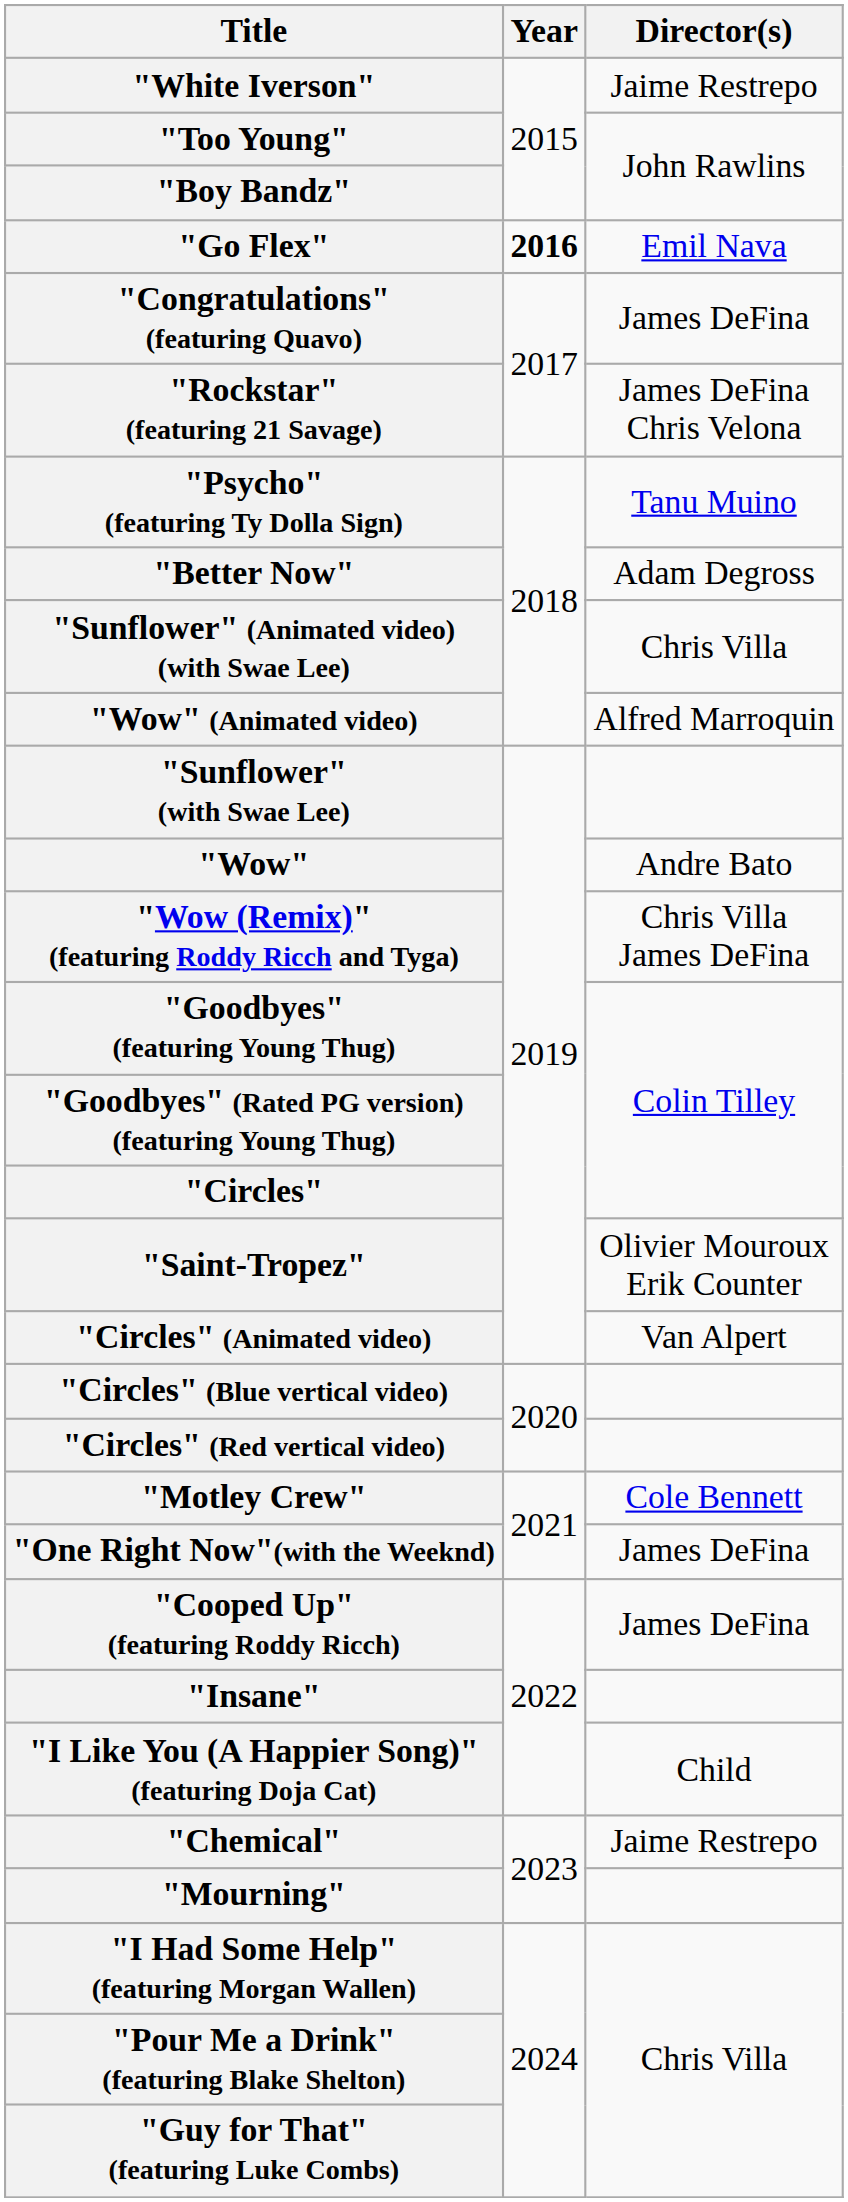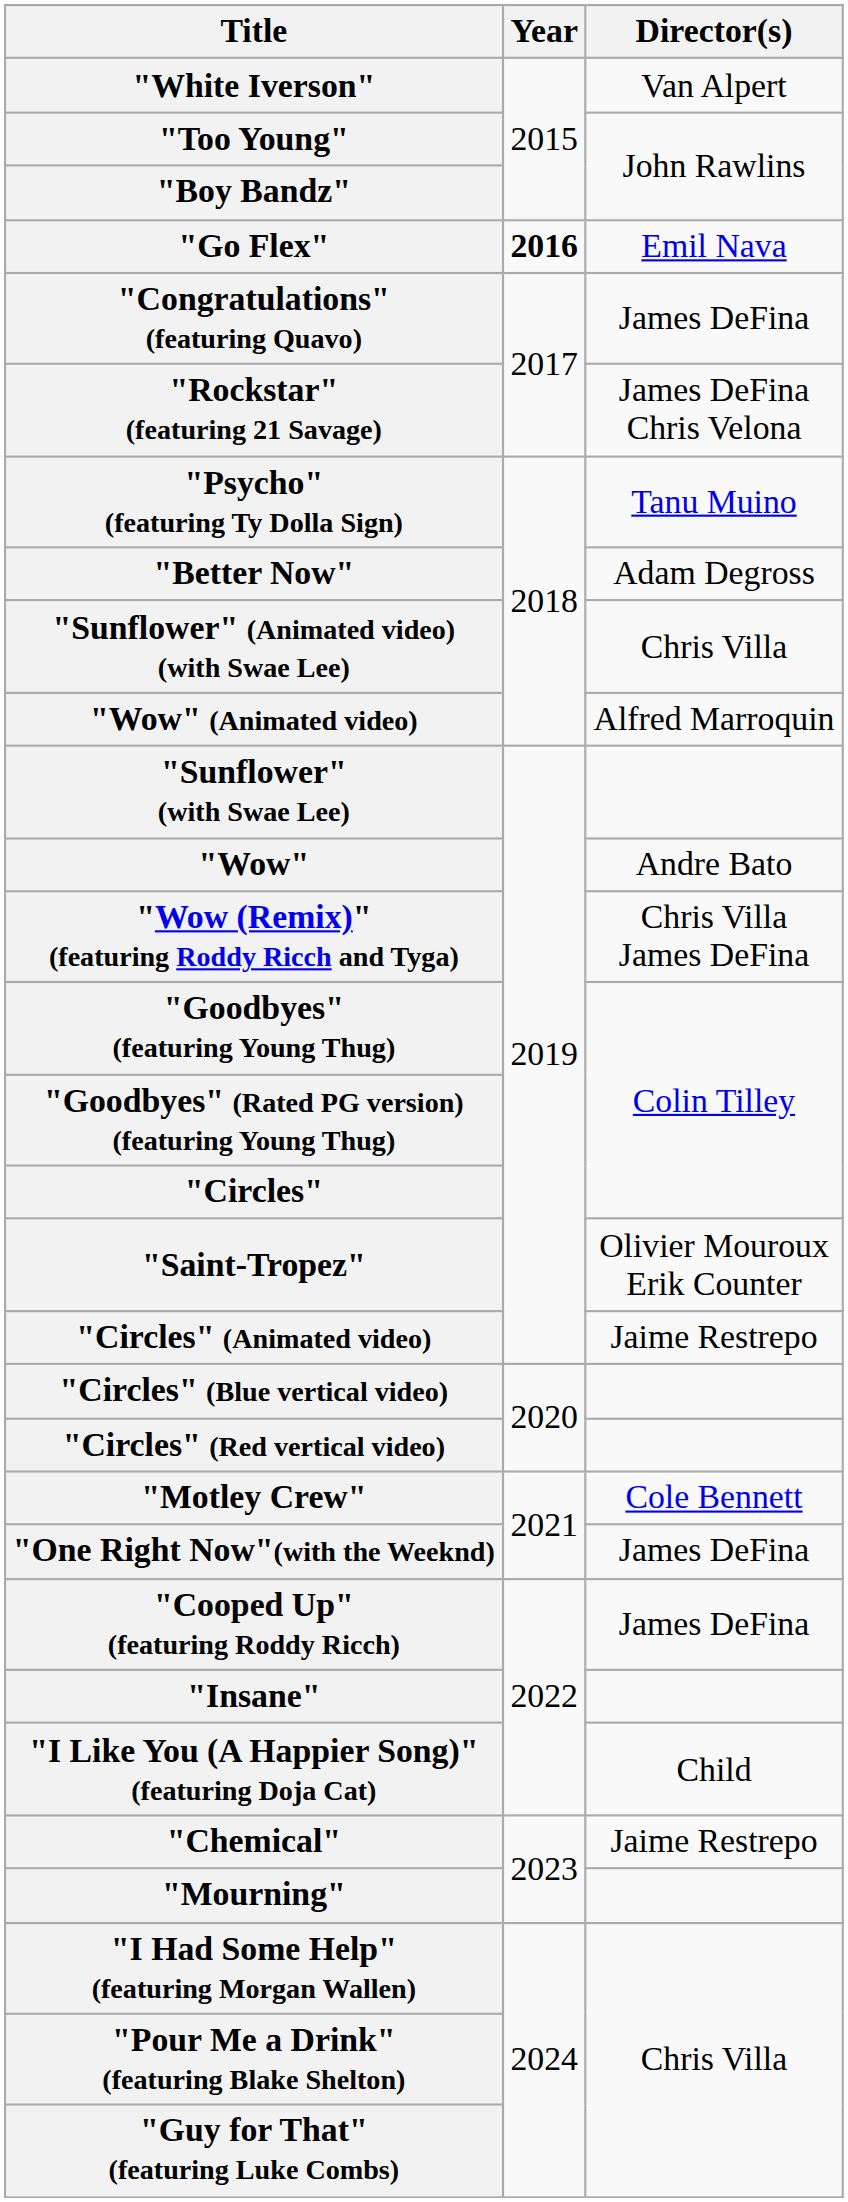(714, 84) Jaime Restrepo -> (714, 84) Van Alpert
(714, 1336) Van Alpert -> (714, 1336) Jaime Restrepo
